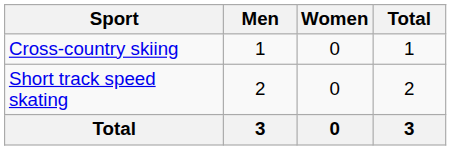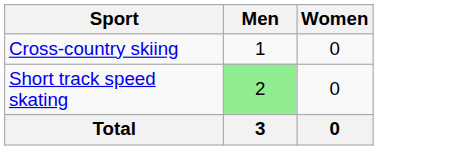- column: (409, 19)
(260, 89) no background -> (260, 89) lightgreen background
